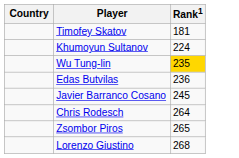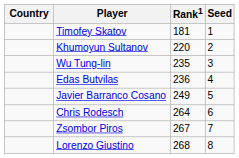+ column: (220, 13)
(181, 47) 224 -> (181, 47) 220
(181, 64) gold background -> (181, 64) no background
(181, 96) 245 -> (181, 96) 249
(181, 129) 265 -> (181, 129) 267
